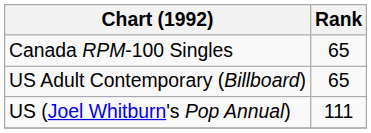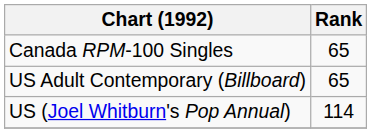(339, 111) 111 -> (339, 111) 114
